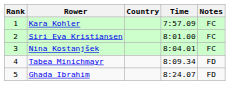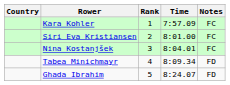columns swapped: (16, 11) <-> (143, 11)
